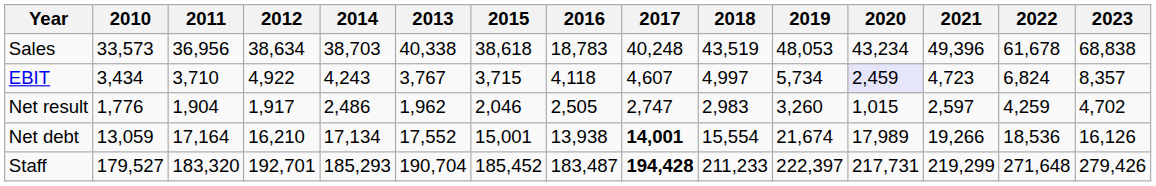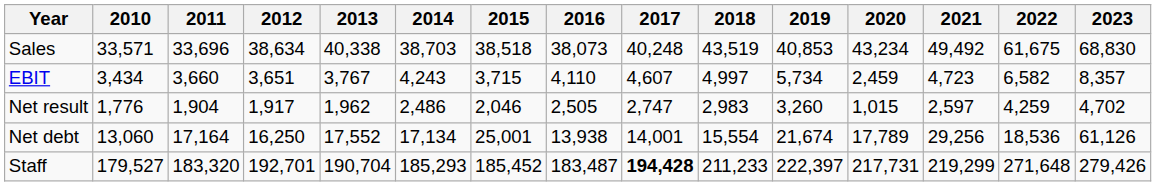columns swapped: (433, 19) <-> (357, 19)
(125, 48) 33,573 -> (125, 48) 33,571
(201, 48) 36,956 -> (201, 48) 33,696
(503, 48) 38,618 -> (503, 48) 38,518
(579, 48) 18,783 -> (579, 48) 38,073
(805, 48) 48,053 -> (805, 48) 40,853
(956, 48) 49,396 -> (956, 48) 49,492
(1032, 48) 61,678 -> (1032, 48) 61,675
(1107, 48) 68,838 -> (1107, 48) 68,830
(196, 78) 3,710 -> (196, 78) 3,660
(271, 78) 4,922 -> (271, 78) 3,651
(573, 78) 4,118 -> (573, 78) 4,110
(875, 78) lavender background -> (875, 78) no background
(1027, 78) 6,824 -> (1027, 78) 6,582
(125, 136) 13,059 -> (125, 136) 13,060
(277, 136) 16,210 -> (277, 136) 16,250
(503, 136) 15,001 -> (503, 136) 25,001
(655, 136) bold -> (655, 136) normal
(880, 136) 17,989 -> (880, 136) 17,789
(956, 136) 19,266 -> (956, 136) 29,256
(1107, 136) 16,126 -> (1107, 136) 61,126
